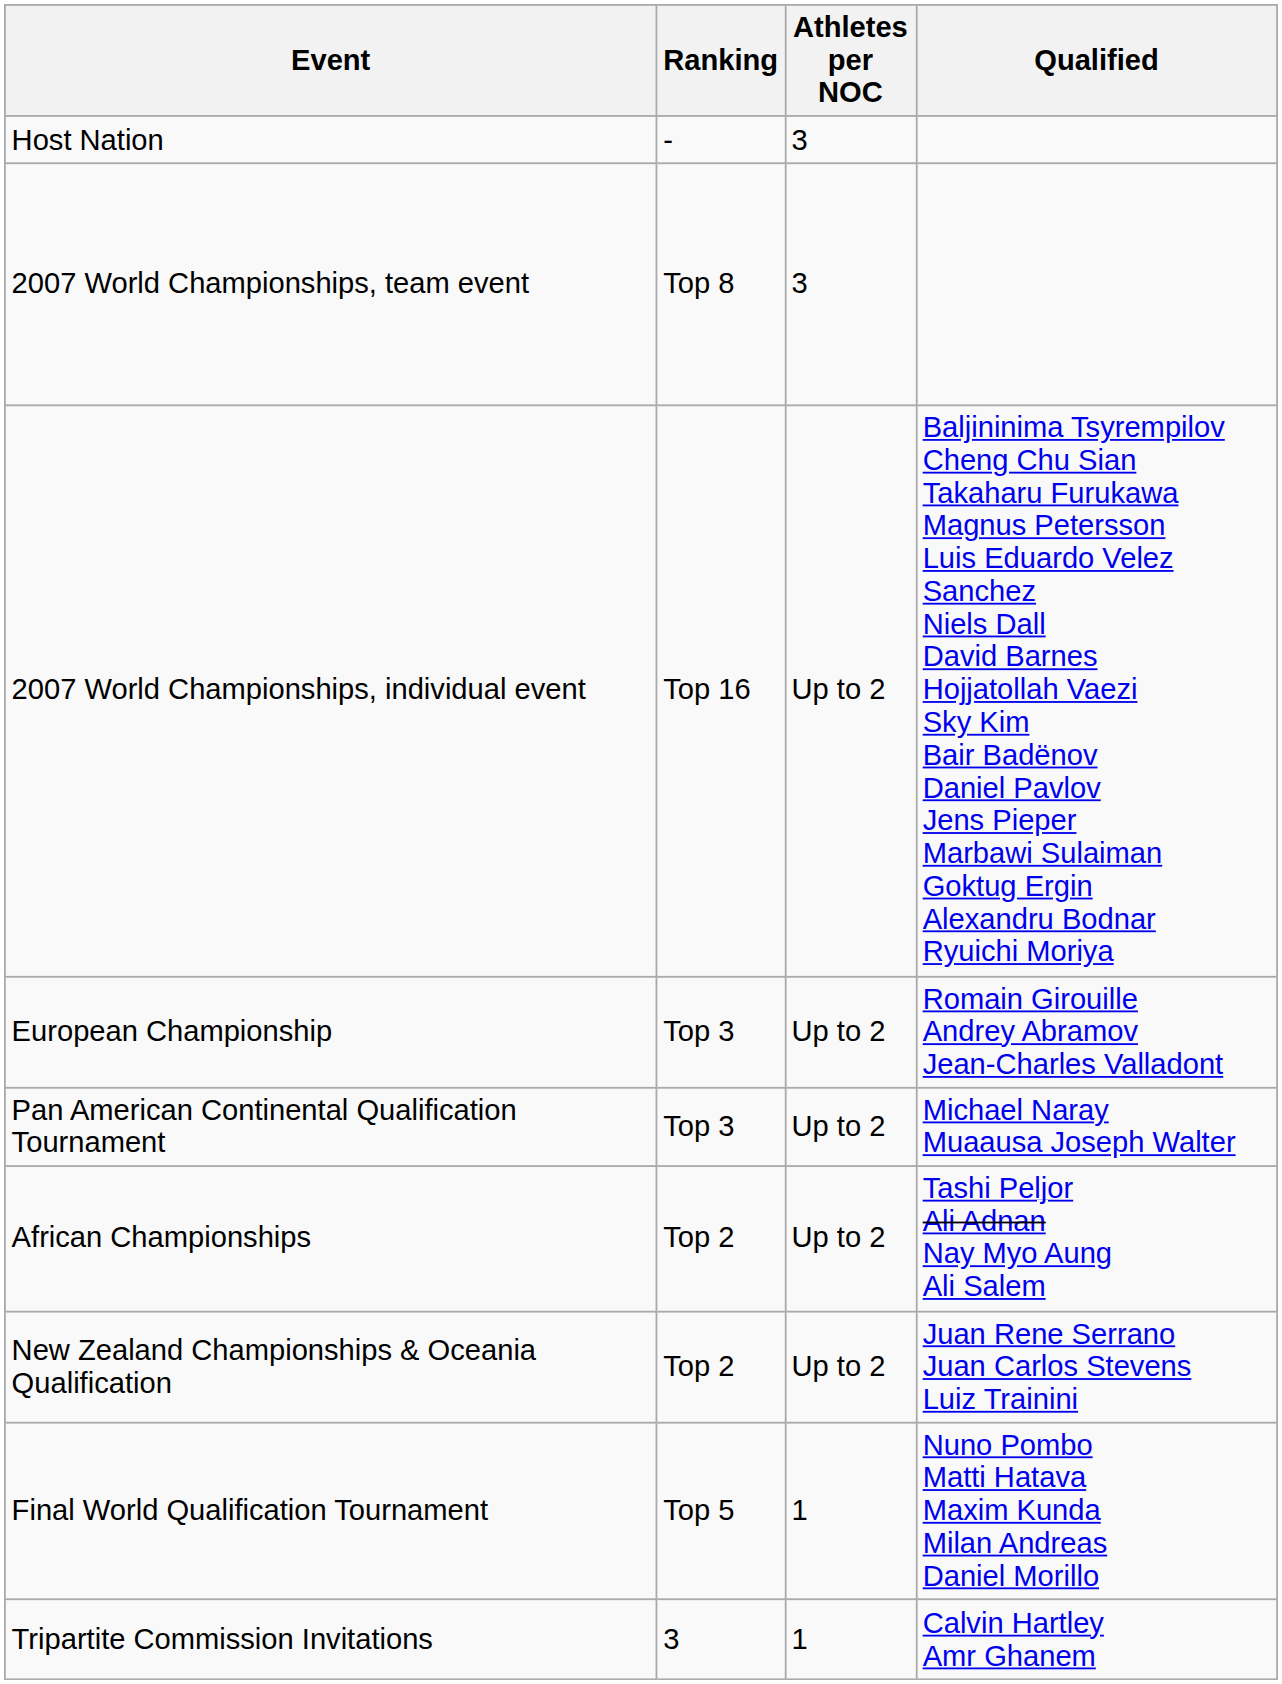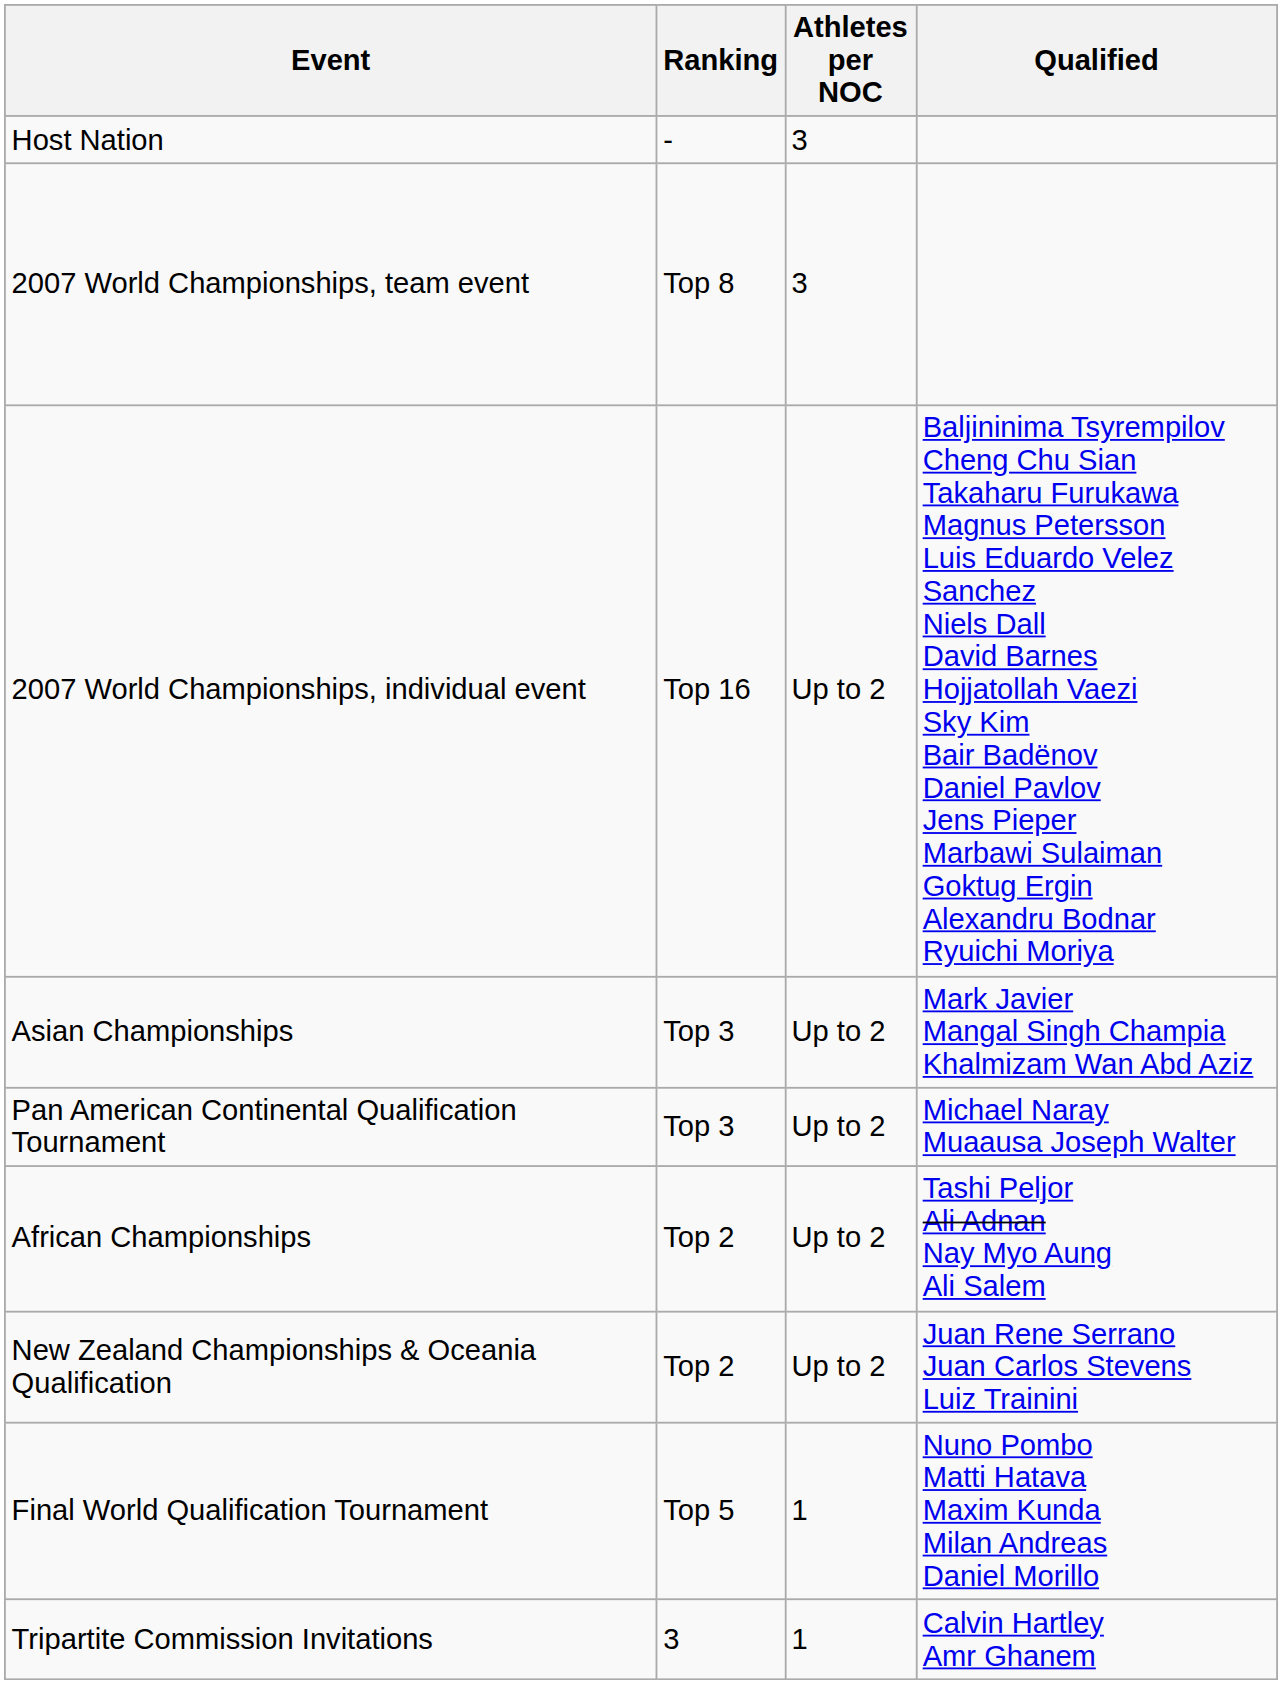+ row: (152, 1031)
- row: (172, 1031)
